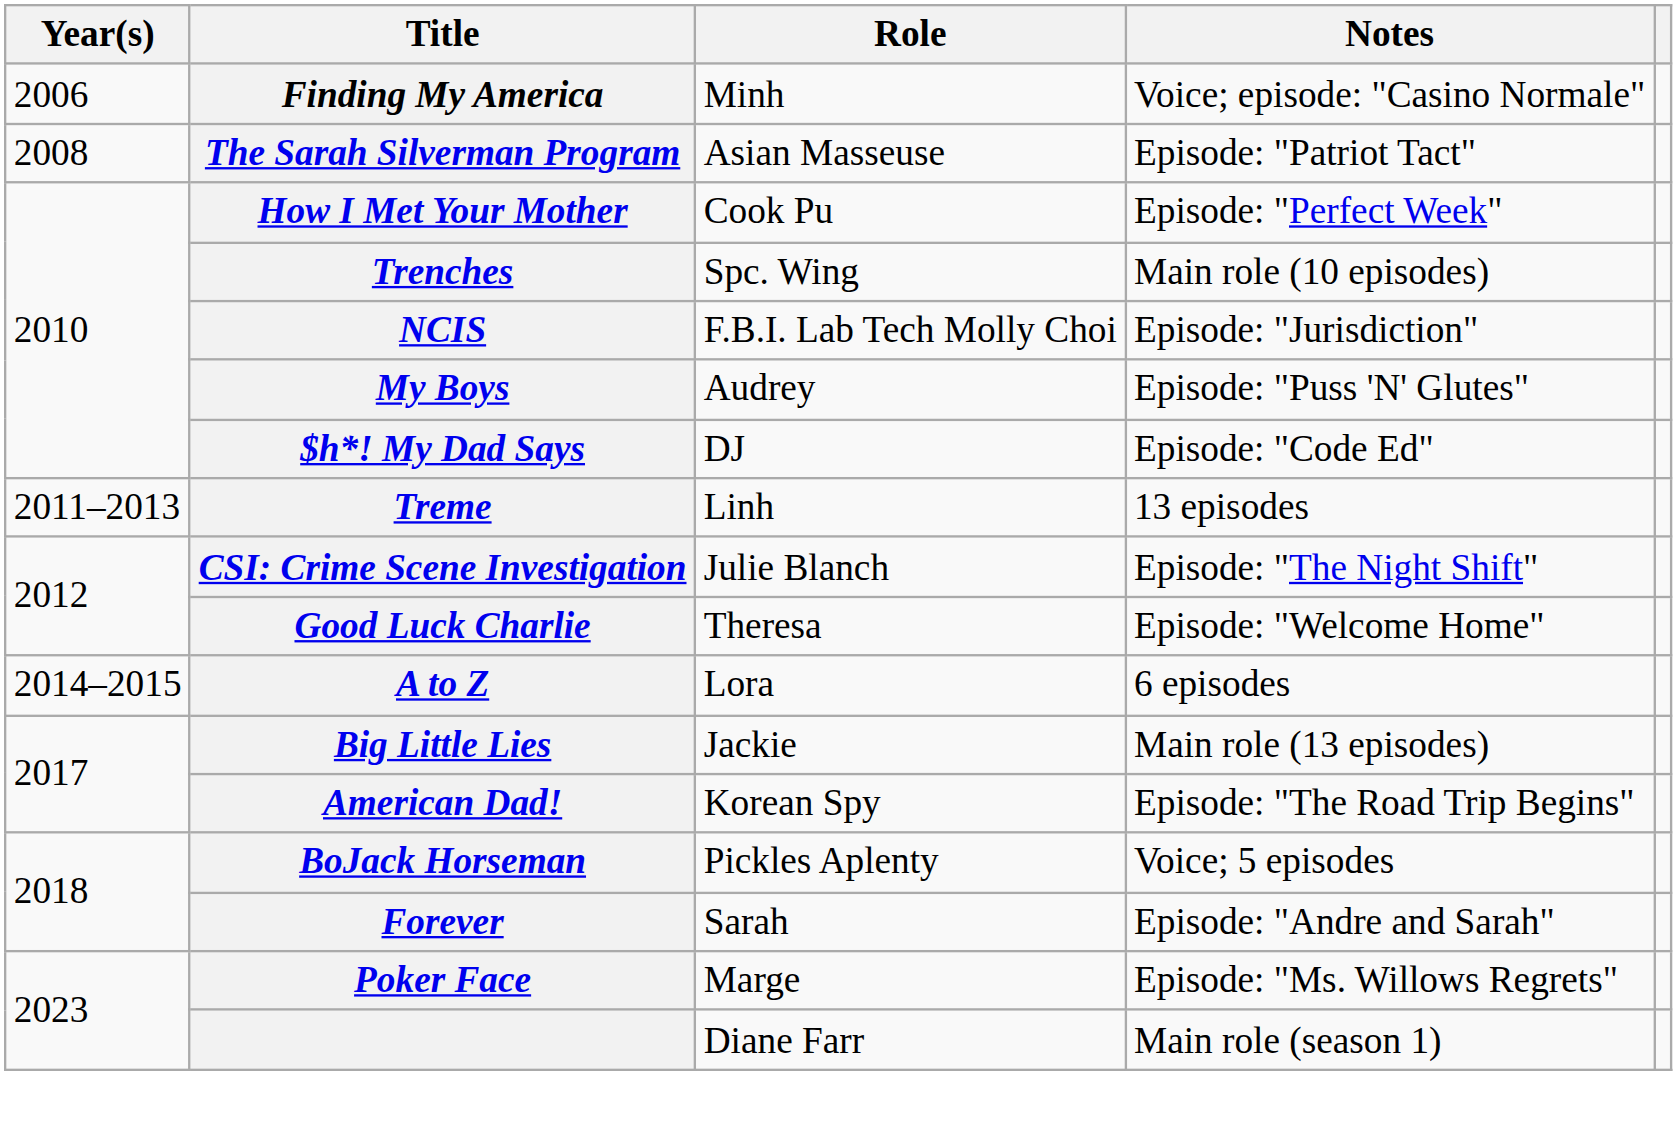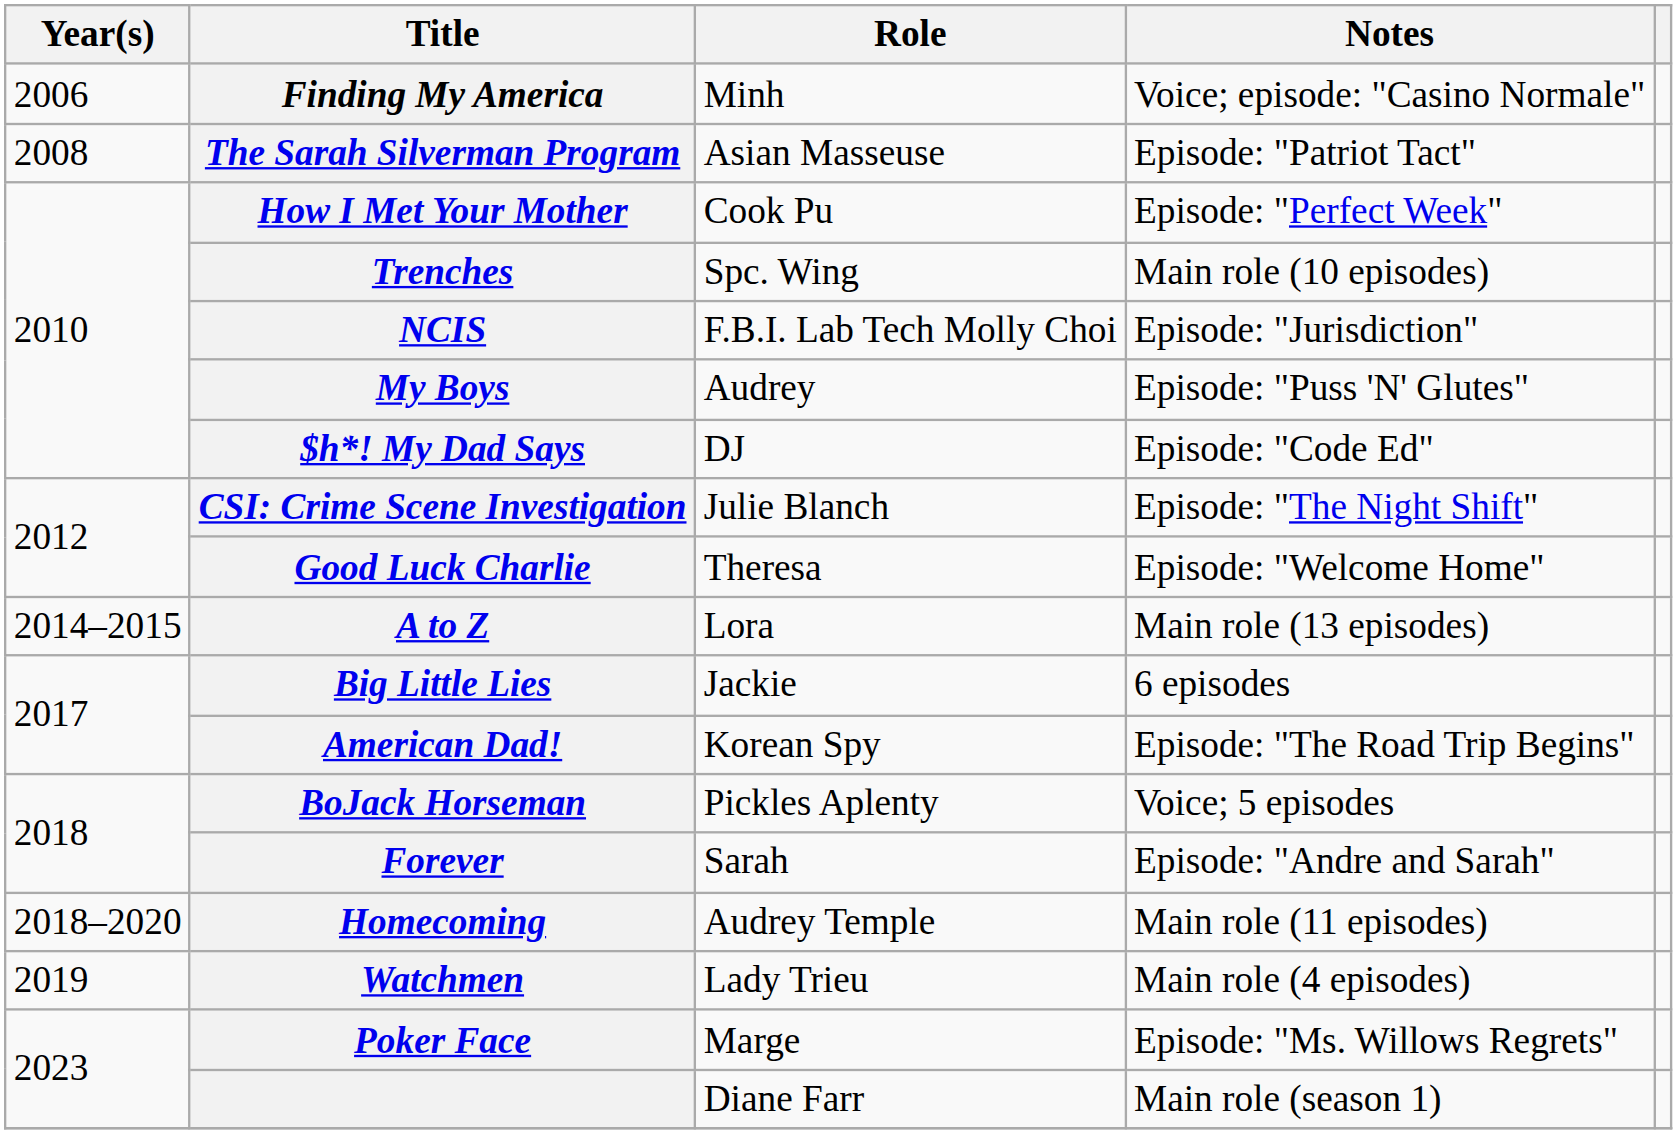- row: (443, 507)
(1212, 684) 6 episodes -> (1312, 625) Main role (13 episodes)
(1312, 743) Main role (13 episodes) -> (1212, 684) 6 episodes
+ row: (443, 920)
+ row: (443, 980)
